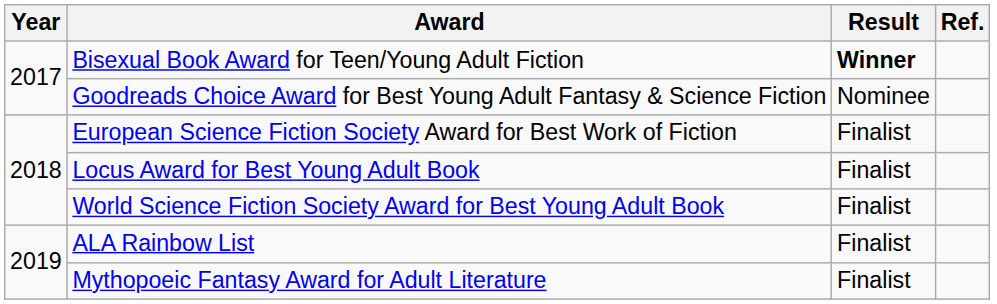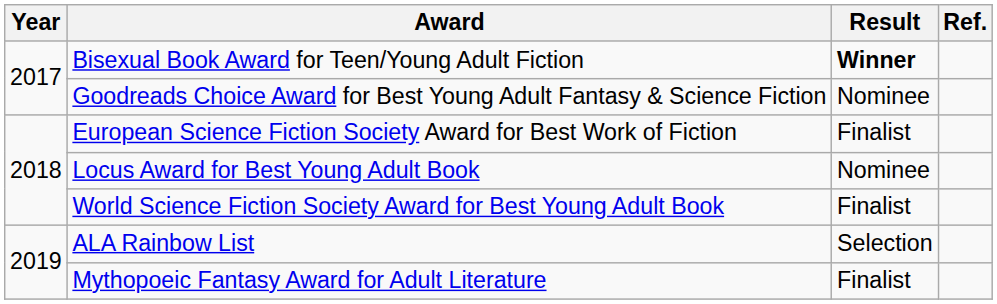(874, 170) Finalist -> (884, 170) Nominee
(874, 243) Finalist -> (885, 243) Selection
